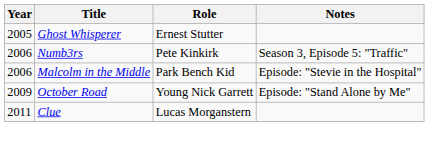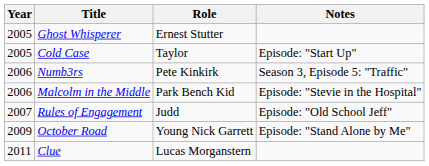+ row: (63, 53)
+ row: (90, 111)
